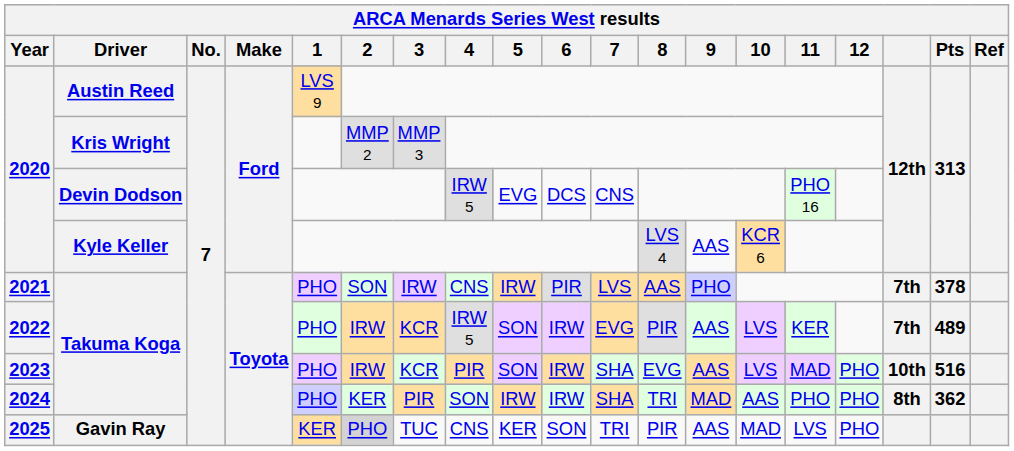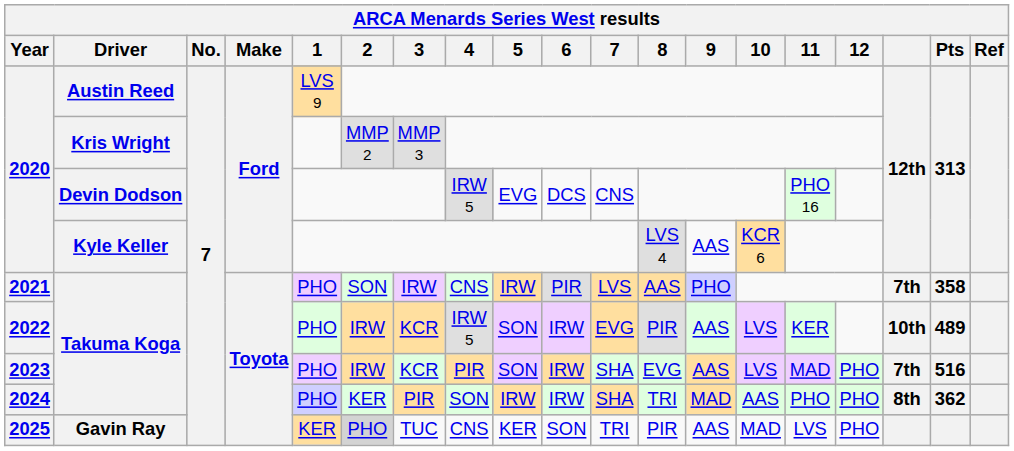(950, 287) 378 -> (950, 287) 358
(907, 328) 7th -> (907, 328) 10th
(907, 369) 10th -> (907, 369) 7th
